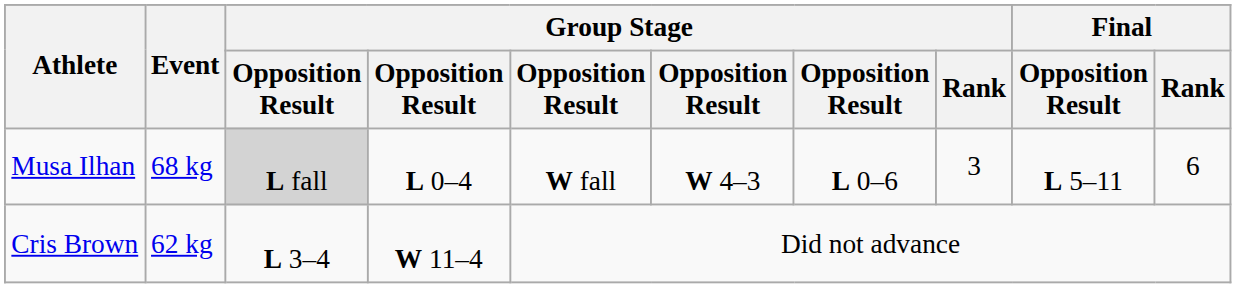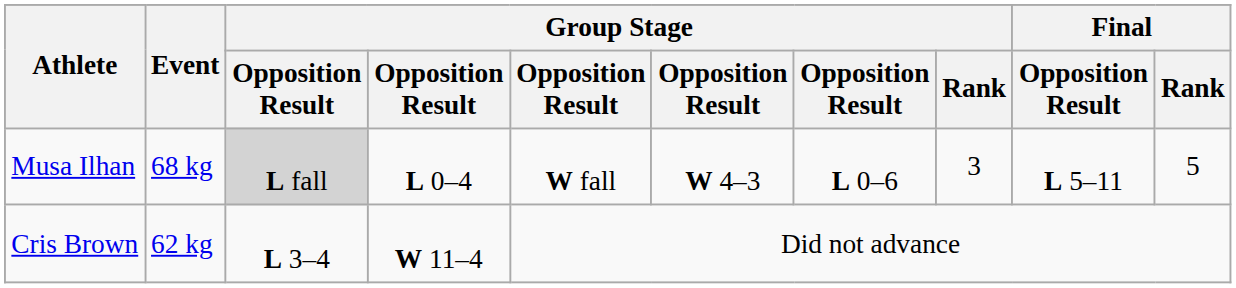(1193, 166) 6 -> (1193, 166) 5
